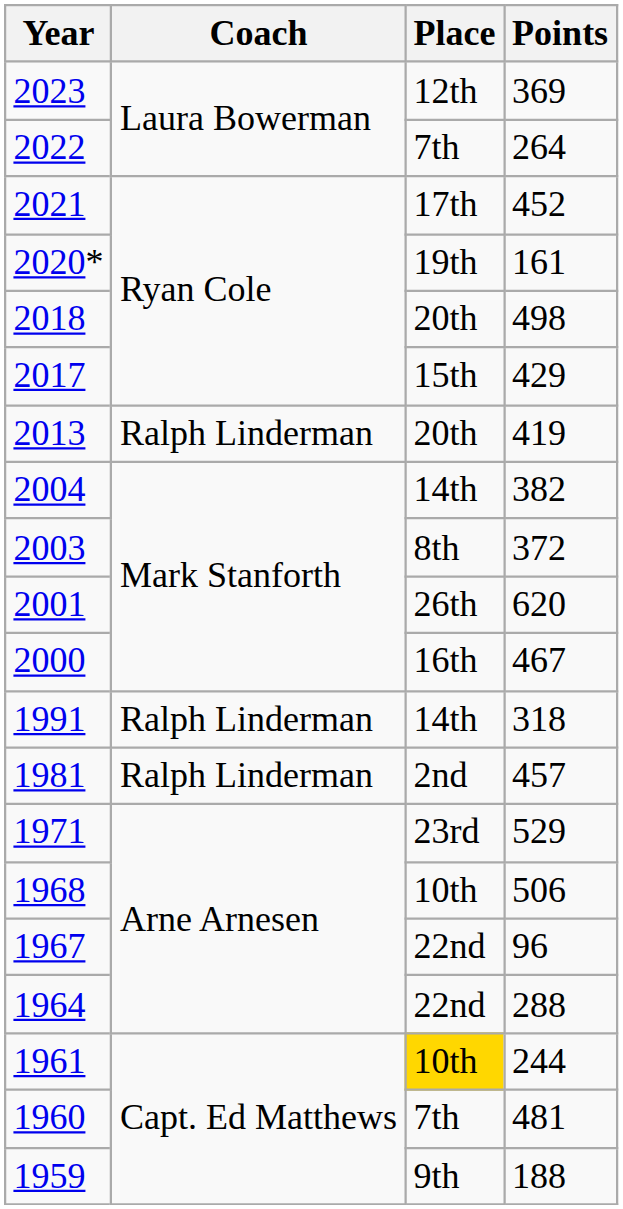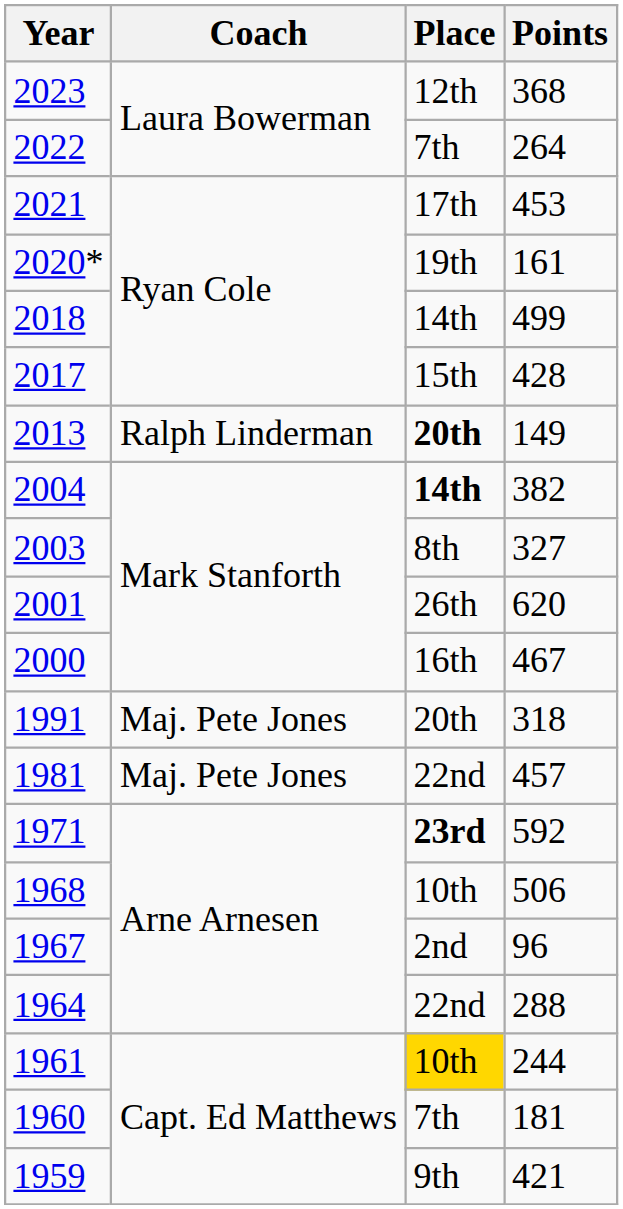(539, 90) 369 -> (539, 90) 368
(539, 204) 452 -> (539, 204) 453
(446, 318) 20th -> (446, 318) 14th
(539, 318) 498 -> (539, 318) 499
(539, 375) 429 -> (539, 375) 428
(446, 432) normal -> (448, 432) bold
(539, 432) 419 -> (539, 432) 149
(446, 489) normal -> (448, 489) bold
(539, 546) 372 -> (539, 546) 327
(246, 718) Ralph Linderman -> (234, 718) Maj. Pete Jones
(446, 718) 14th -> (446, 718) 20th
(246, 775) Ralph Linderman -> (234, 775) Maj. Pete Jones
(441, 775) 2nd -> (450, 775) 22nd
(447, 832) normal -> (450, 832) bold
(539, 832) 529 -> (539, 832) 592
(450, 946) 22nd -> (441, 946) 2nd
(539, 1117) 481 -> (539, 1117) 181
(539, 1174) 188 -> (539, 1174) 421
